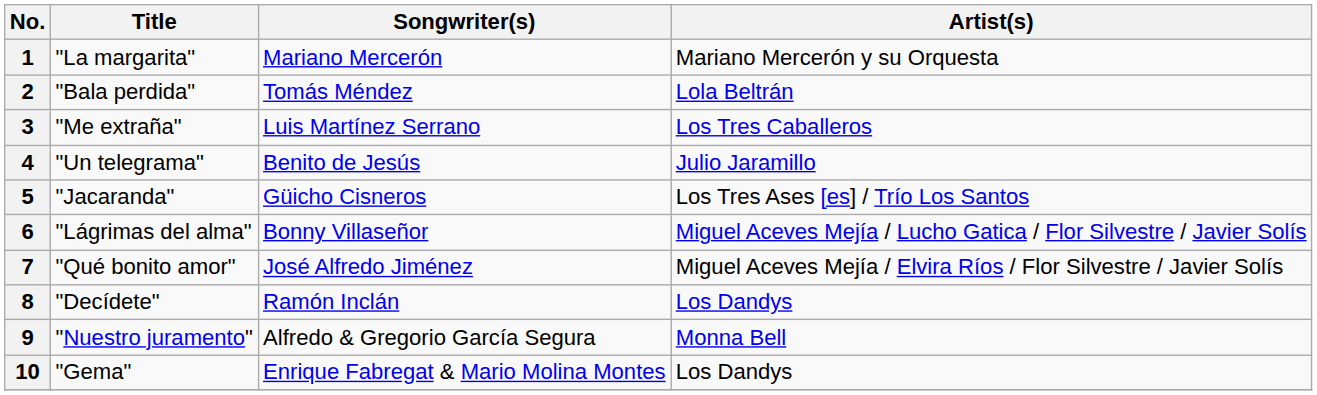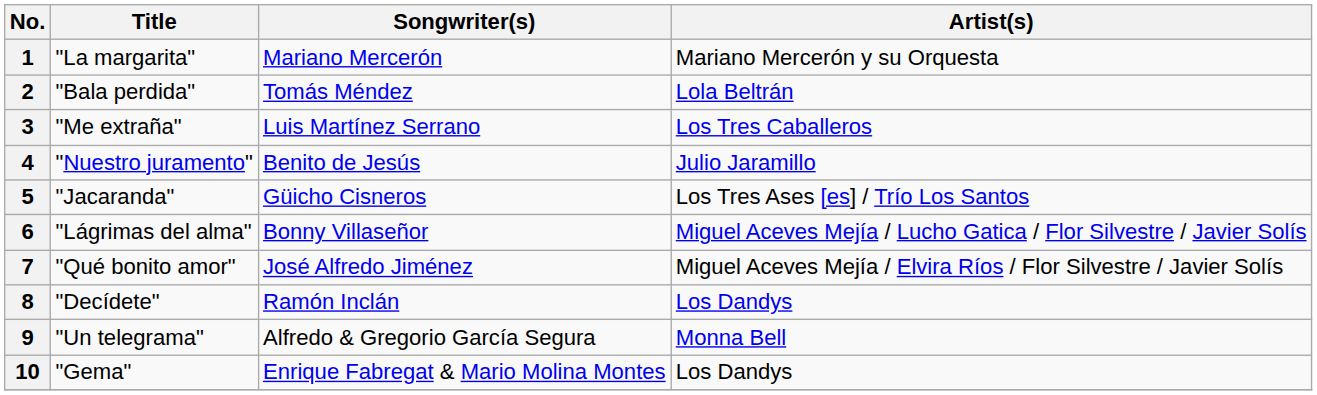(130, 162) "Un telegrama" -> (154, 162) "Nuestro juramento"
(154, 337) "Nuestro juramento" -> (130, 337) "Un telegrama"
